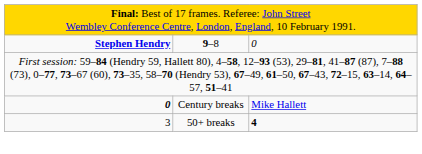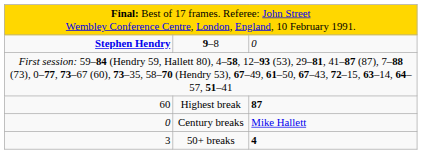+ row: (211, 105)
(168, 105) bold -> (168, 123) normal
